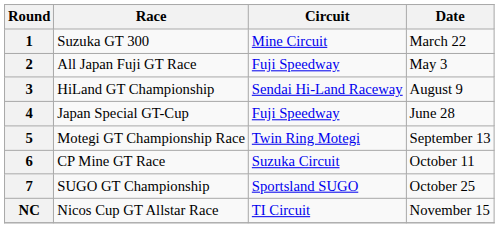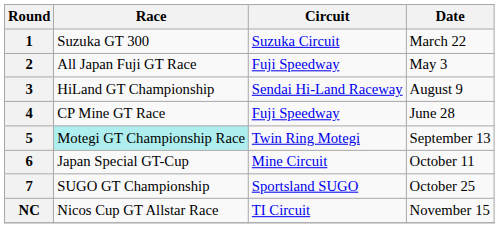(290, 41) Mine Circuit -> (296, 41) Suzuka Circuit
(123, 113) Japan Special GT-Cup -> (111, 113) CP Mine GT Race
(151, 138) no background -> (151, 138) paleturquoise background
(111, 162) CP Mine GT Race -> (123, 162) Japan Special GT-Cup
(296, 162) Suzuka Circuit -> (290, 162) Mine Circuit
